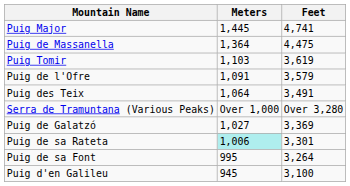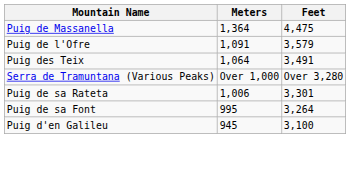- row: (36, 29)
- row: (36, 61)
- row: (51, 125)
(235, 141) paleturquoise background -> (235, 93) no background
